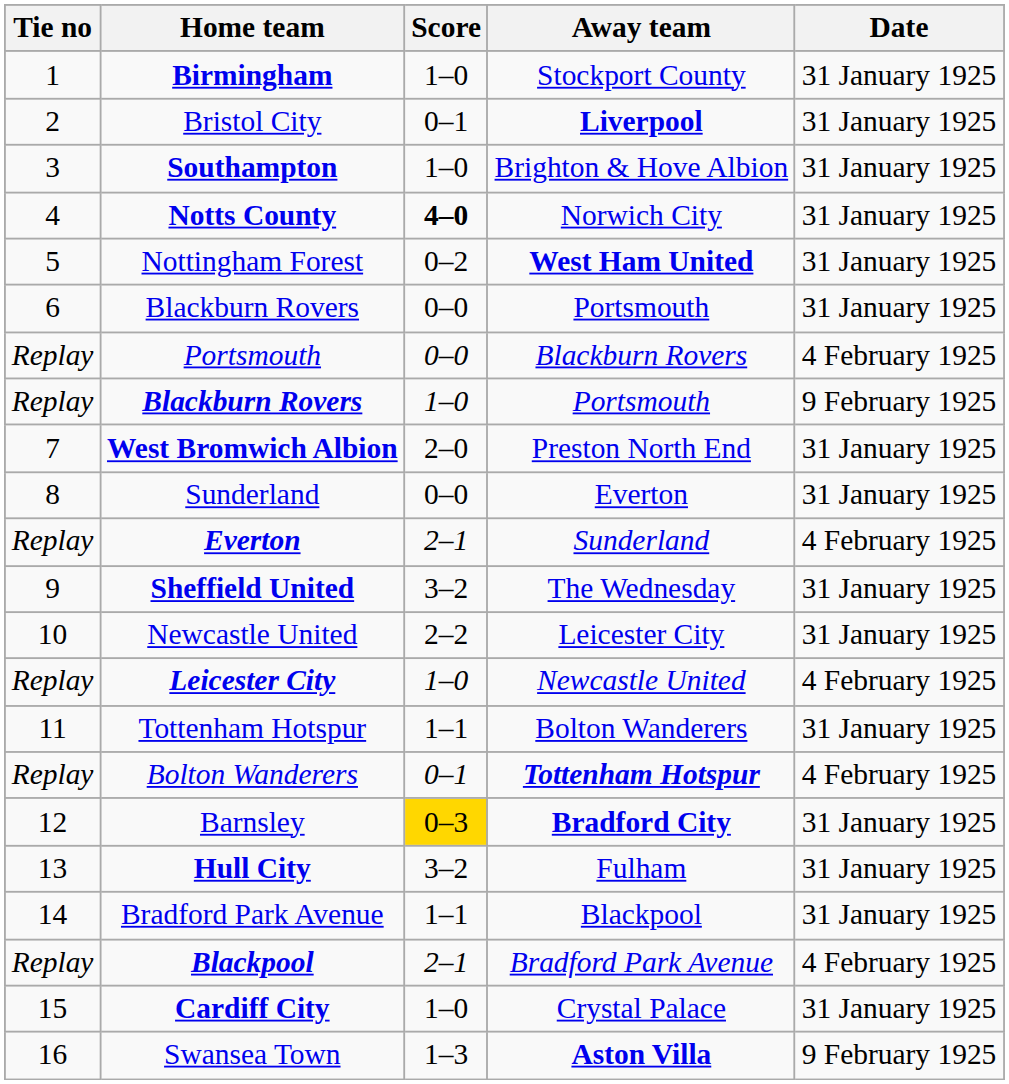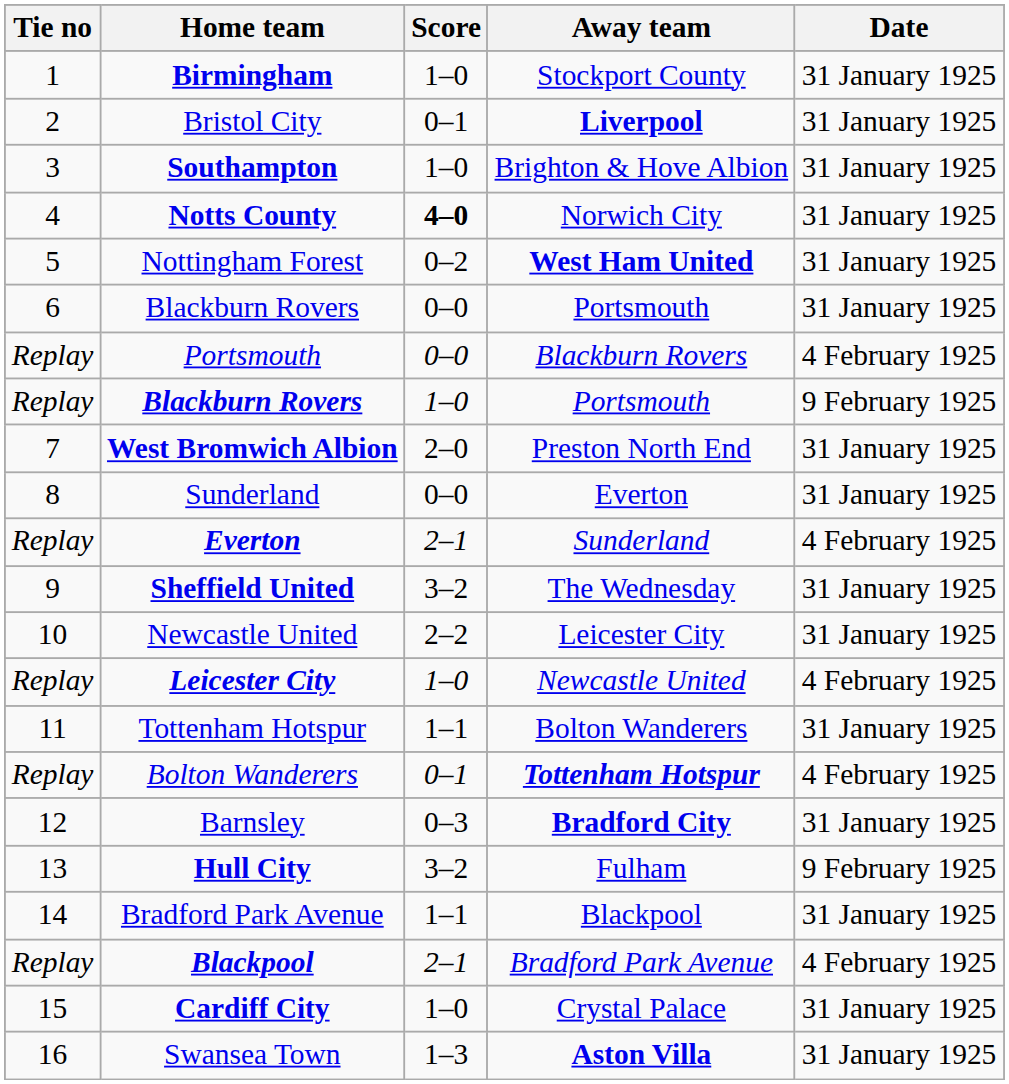(446, 821) gold background -> (446, 821) no background
(899, 868) 31 January 1925 -> (899, 868) 9 February 1925
(899, 1055) 9 February 1925 -> (899, 1055) 31 January 1925
